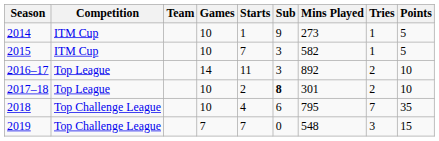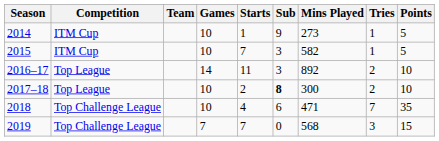(310, 88) 301 -> (310, 88) 300
(310, 107) 795 -> (310, 107) 471
(310, 126) 548 -> (310, 126) 568
